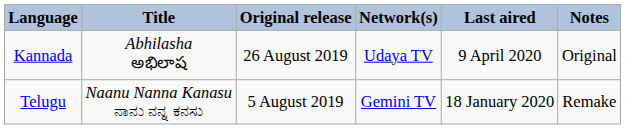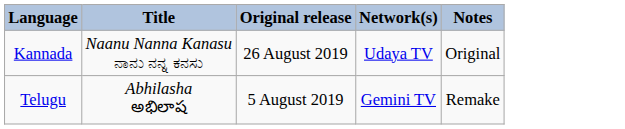- column: (500, 17)
(159, 52) Abhilasha అభిలాష -> (159, 52) Naanu Nanna Kanasu ನಾನು ನನ್ನ ಕನಸು
(159, 101) Naanu Nanna Kanasu ನಾನು ನನ್ನ ಕನಸು -> (159, 97) Abhilasha అభిలాష
